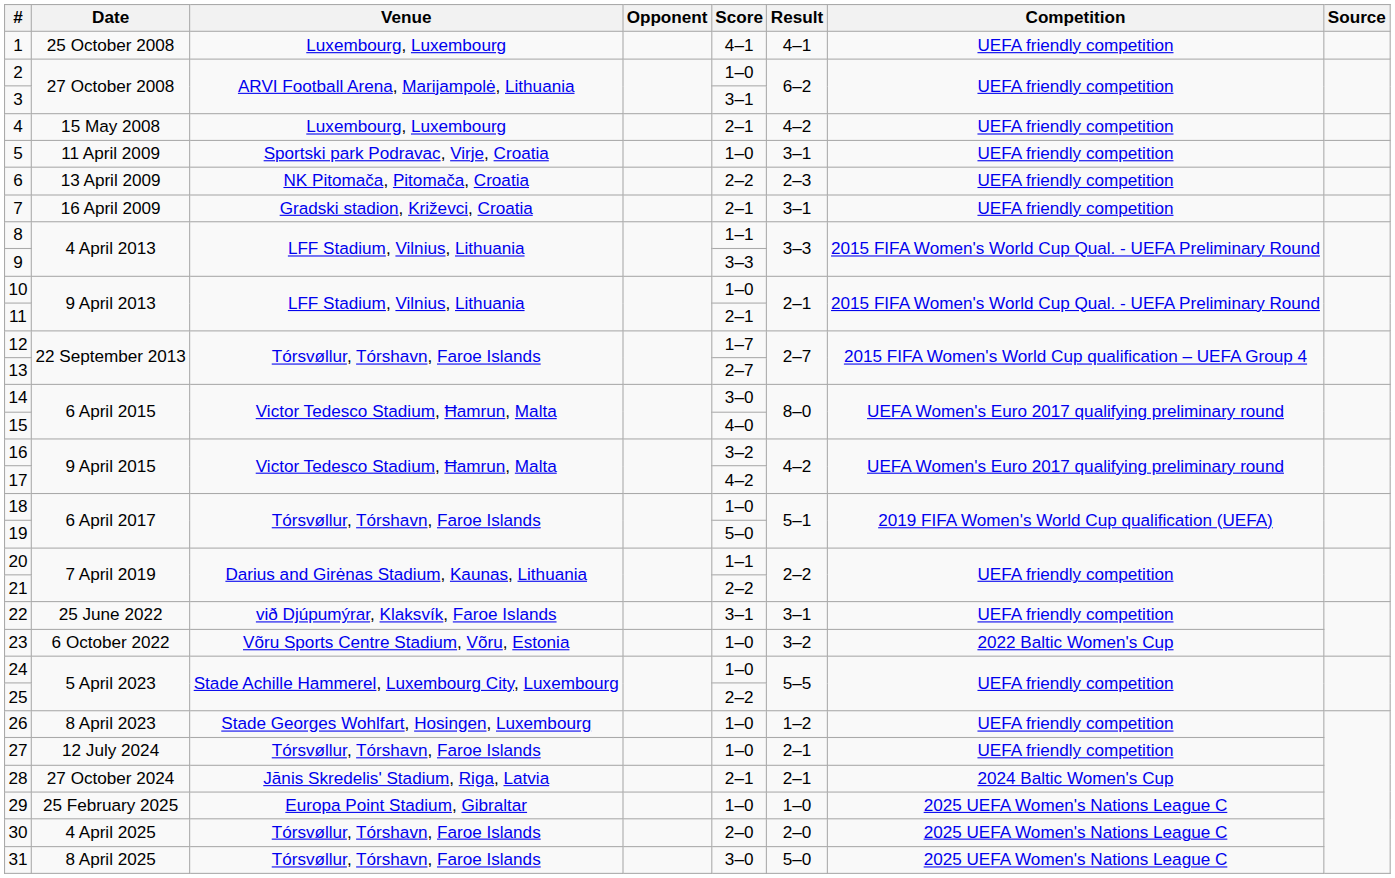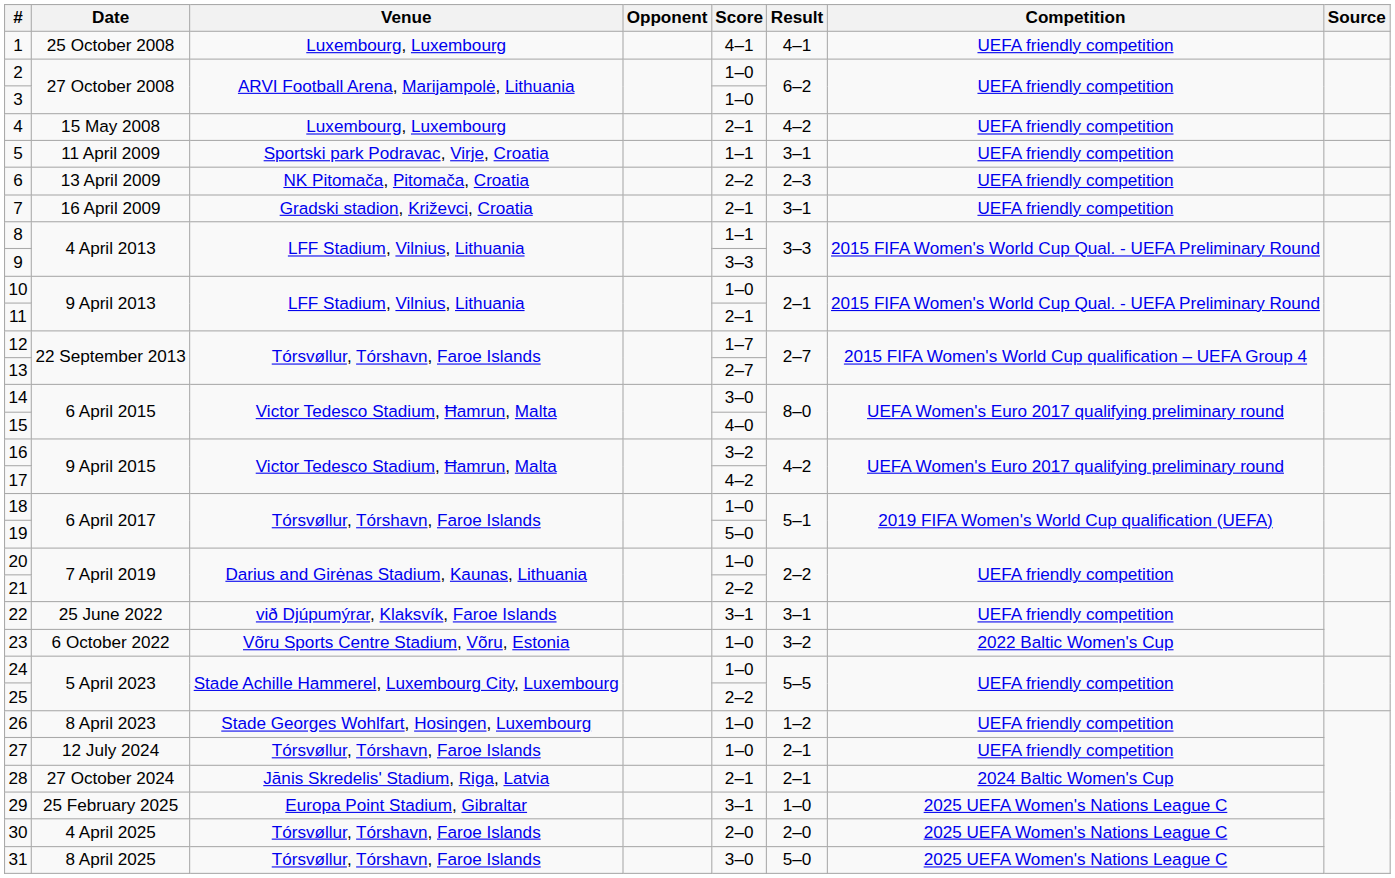(739, 99) 3–1 -> (739, 99) 1–0
(739, 153) 1–0 -> (739, 153) 1–1
(739, 561) 1–1 -> (739, 561) 1–0
(739, 805) 1–0 -> (739, 805) 3–1
